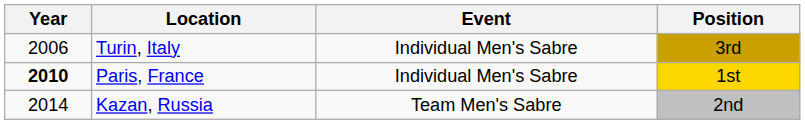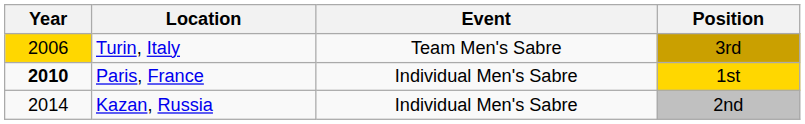(48, 48) no background -> (48, 48) gold background
(486, 48) Individual Men's Sabre -> (486, 48) Team Men's Sabre
(486, 105) Team Men's Sabre -> (486, 105) Individual Men's Sabre
